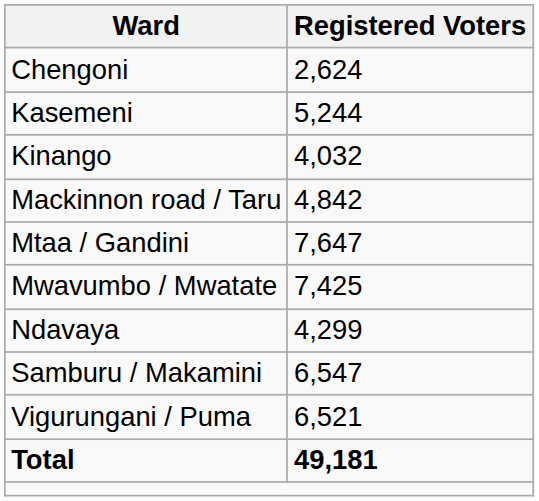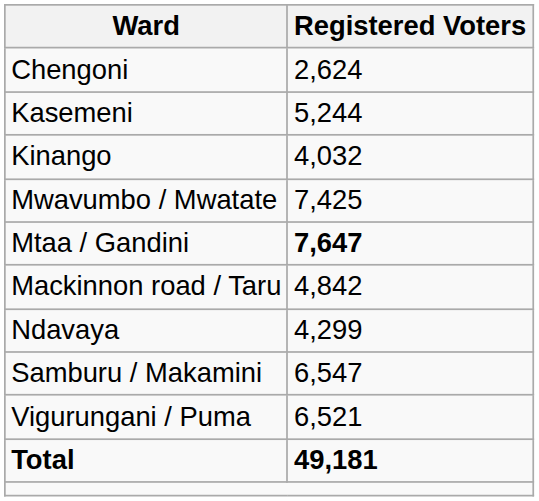rows swapped: (146, 199) <-> (144, 286)
(328, 243) normal -> (328, 243) bold
